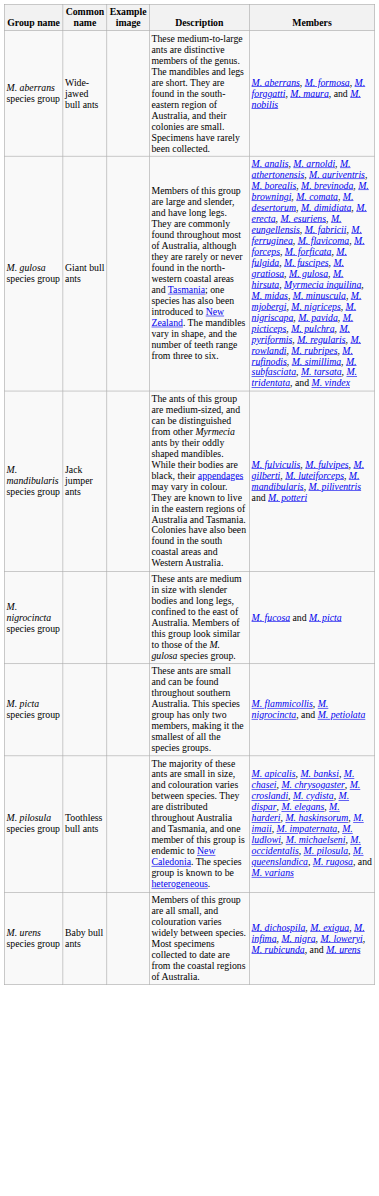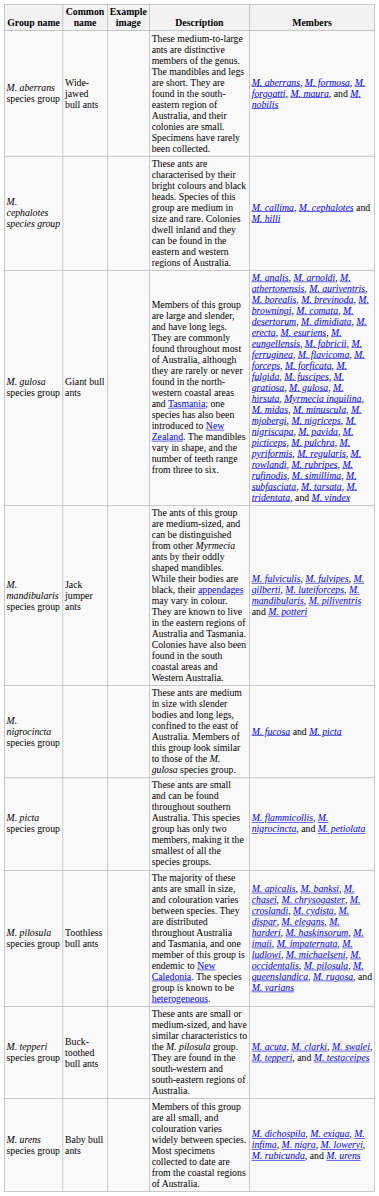+ row: (33, 213)
+ row: (33, 1052)
